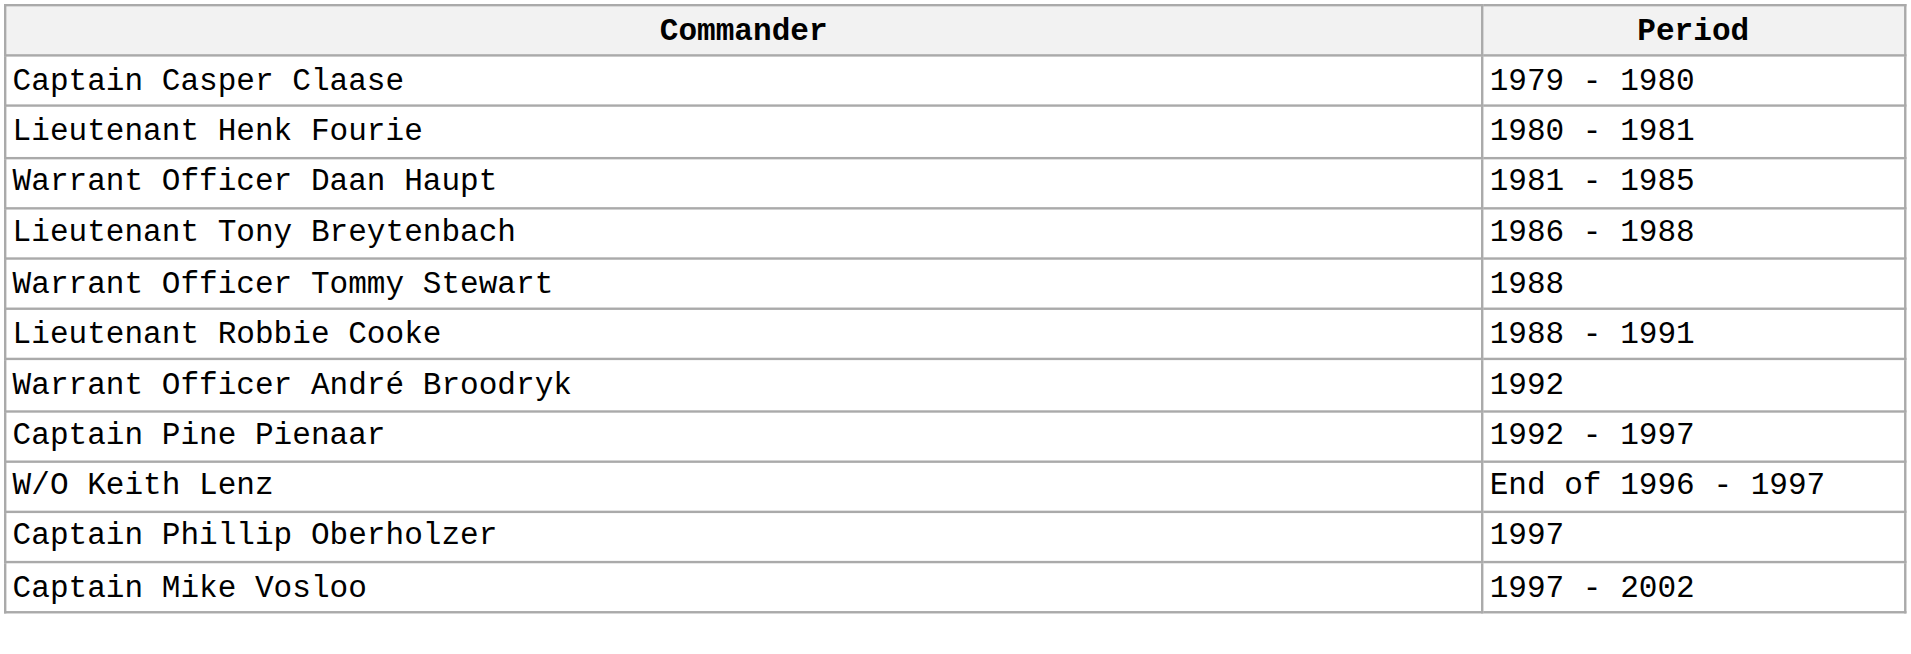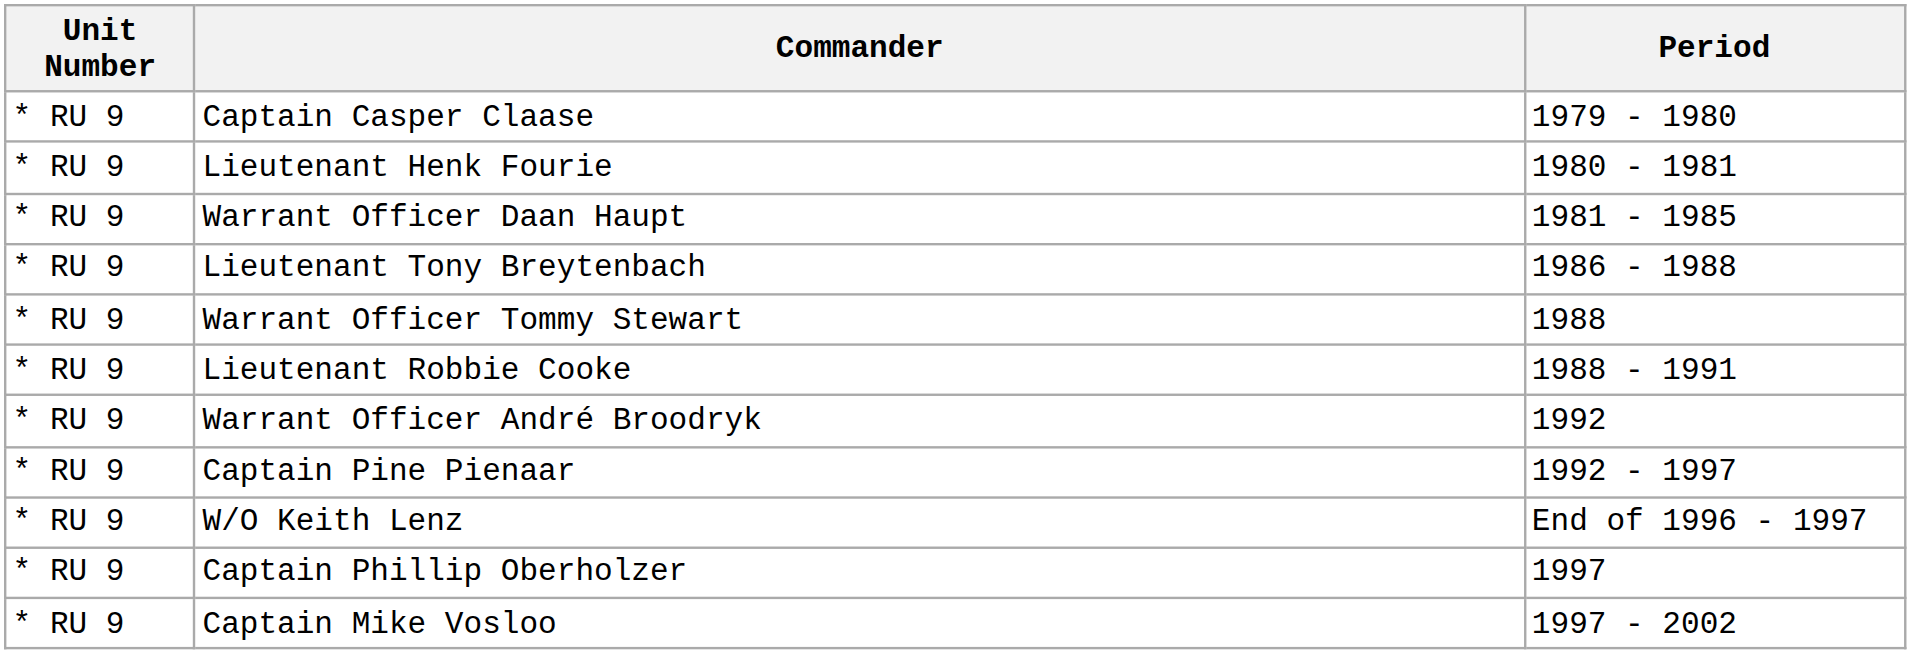+ column: (100, 48)
